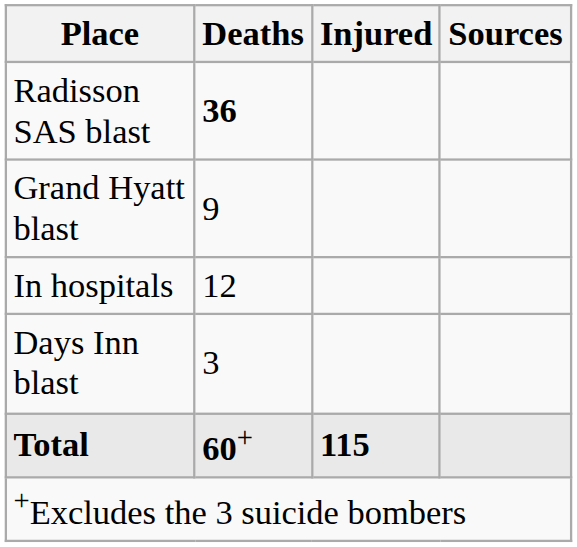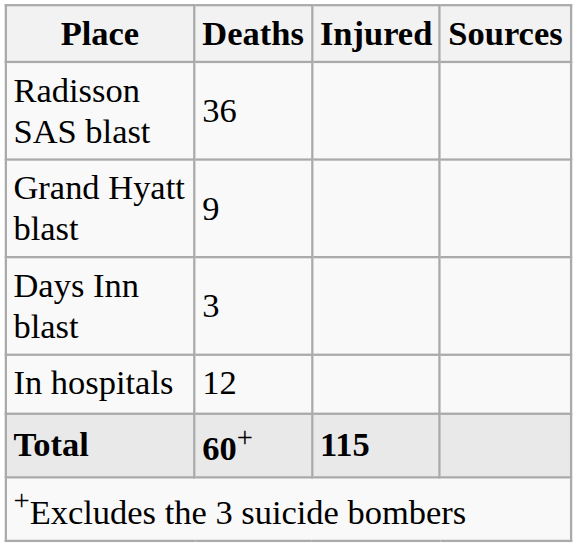(220, 110) bold -> (220, 110) normal
rows swapped: (76, 363) <-> (93, 285)
